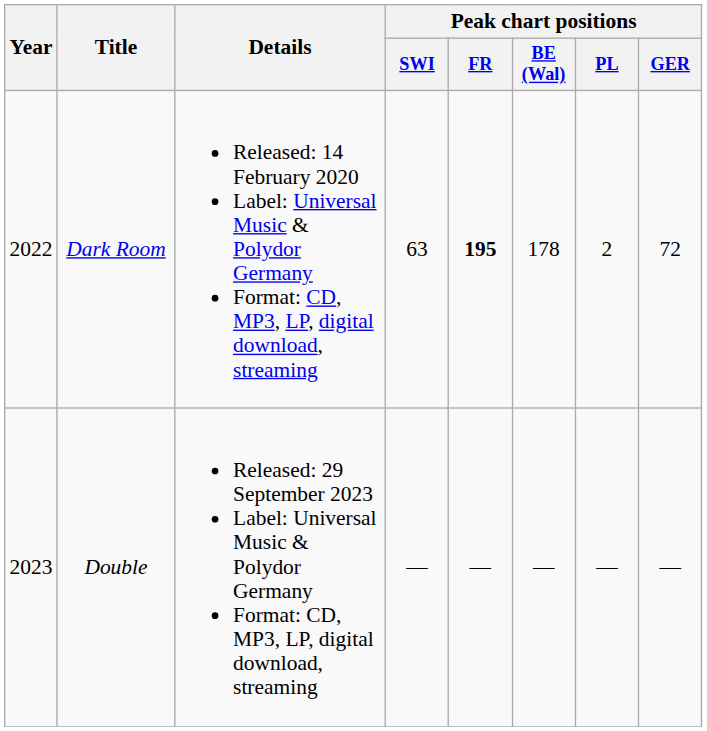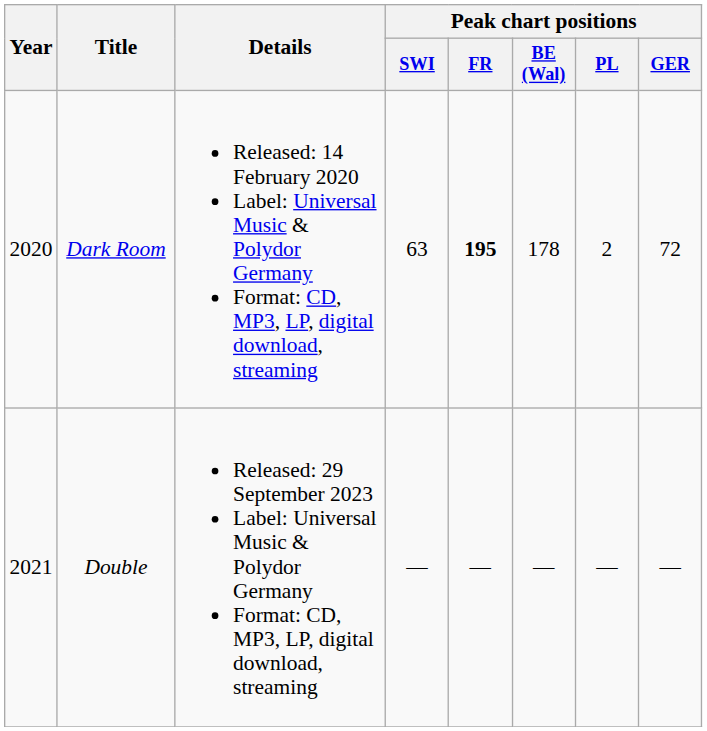(31, 249) 2022 -> (31, 249) 2020
(31, 567) 2023 -> (31, 567) 2021
